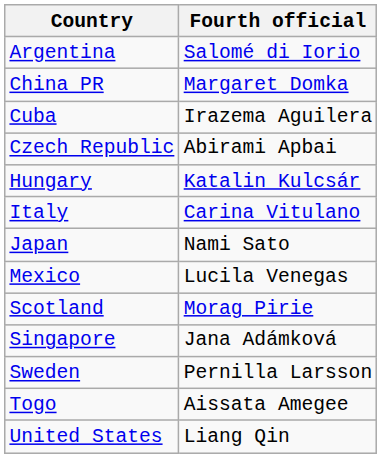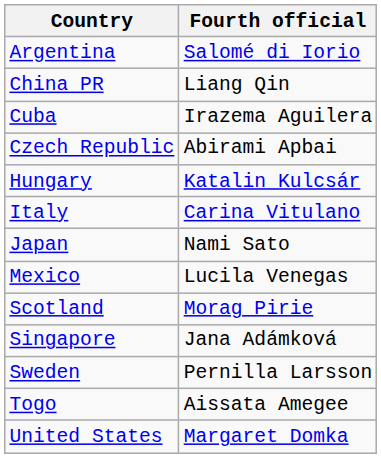(266, 85) Margaret Domka -> (237, 85) Liang Qin
(237, 437) Liang Qin -> (266, 437) Margaret Domka
